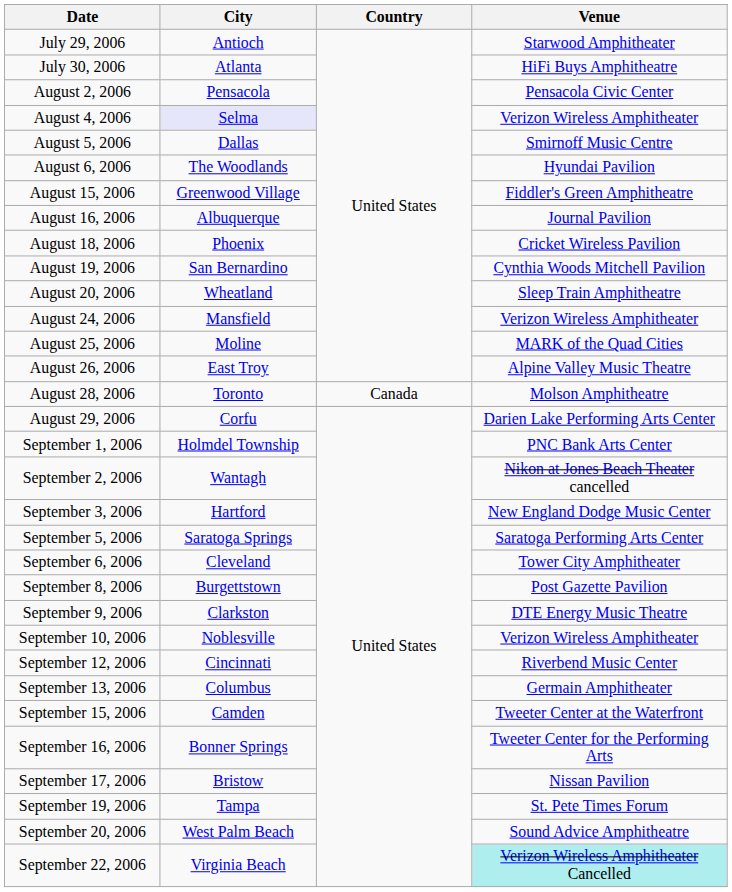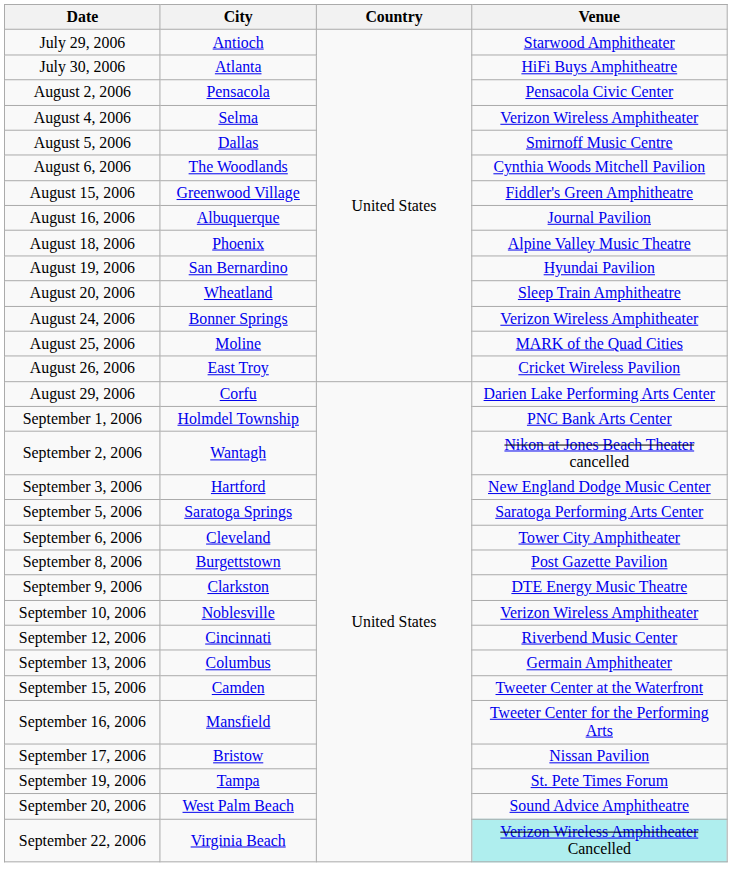(238, 117) lavender background -> (238, 117) no background
(599, 167) Hyundai Pavilion -> (599, 167) Cynthia Woods Mitchell Pavilion
(599, 243) Cricket Wireless Pavilion -> (599, 243) Alpine Valley Music Theatre
(599, 268) Cynthia Woods Mitchell Pavilion -> (599, 268) Hyundai Pavilion
(238, 318) Mansfield -> (238, 318) Bonner Springs
(599, 368) Alpine Valley Music Theatre -> (599, 368) Cricket Wireless Pavilion
- row: (82, 393)
(238, 747) Bonner Springs -> (238, 722) Mansfield
